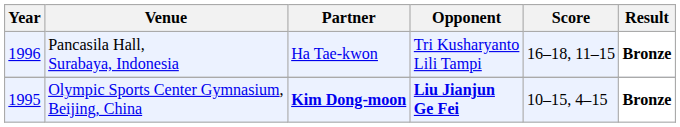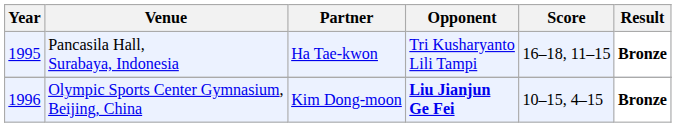(24, 54) 1996 -> (24, 54) 1995
(24, 99) 1995 -> (24, 99) 1996
(349, 99) bold -> (346, 99) normal
